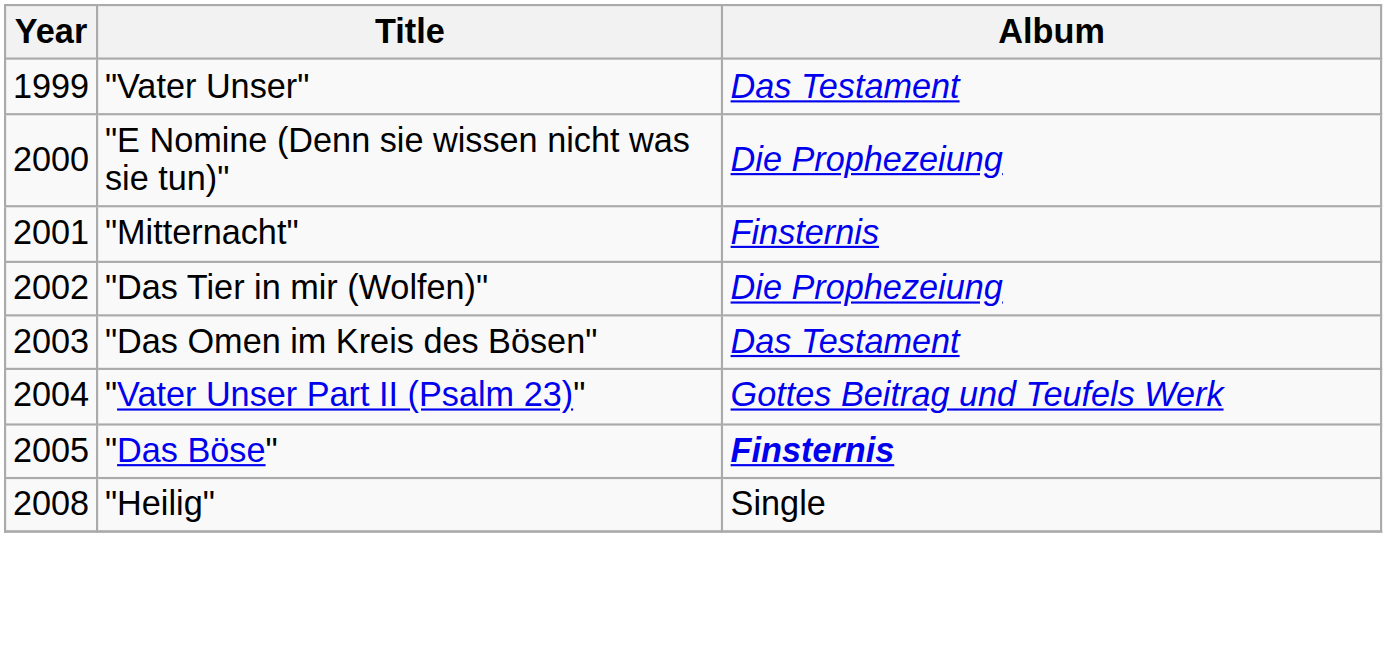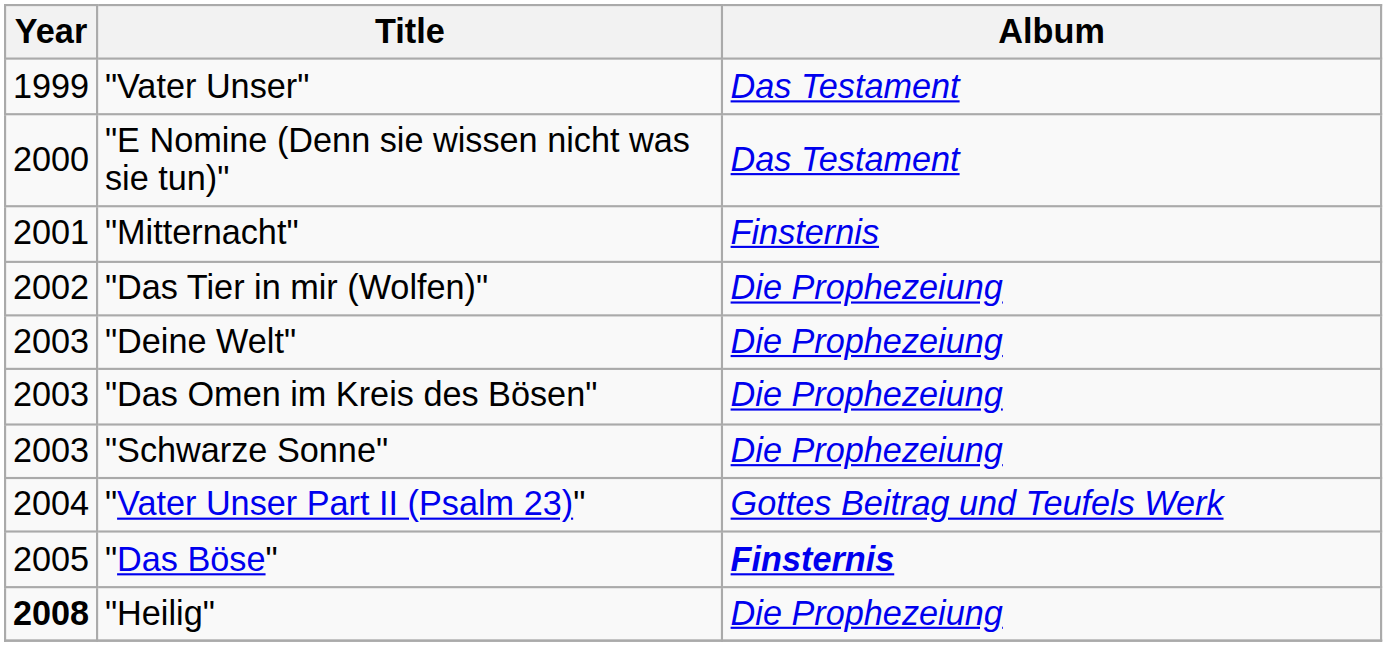(867, 159) Die Prophezeiung -> (845, 159) Das Testament
+ row: (200, 341)
(845, 341) Das Testament -> (867, 395) Die Prophezeiung
+ row: (247, 450)
(51, 504) normal -> (51, 613) bold
(778, 504) Single -> (867, 613) Die Prophezeiung
